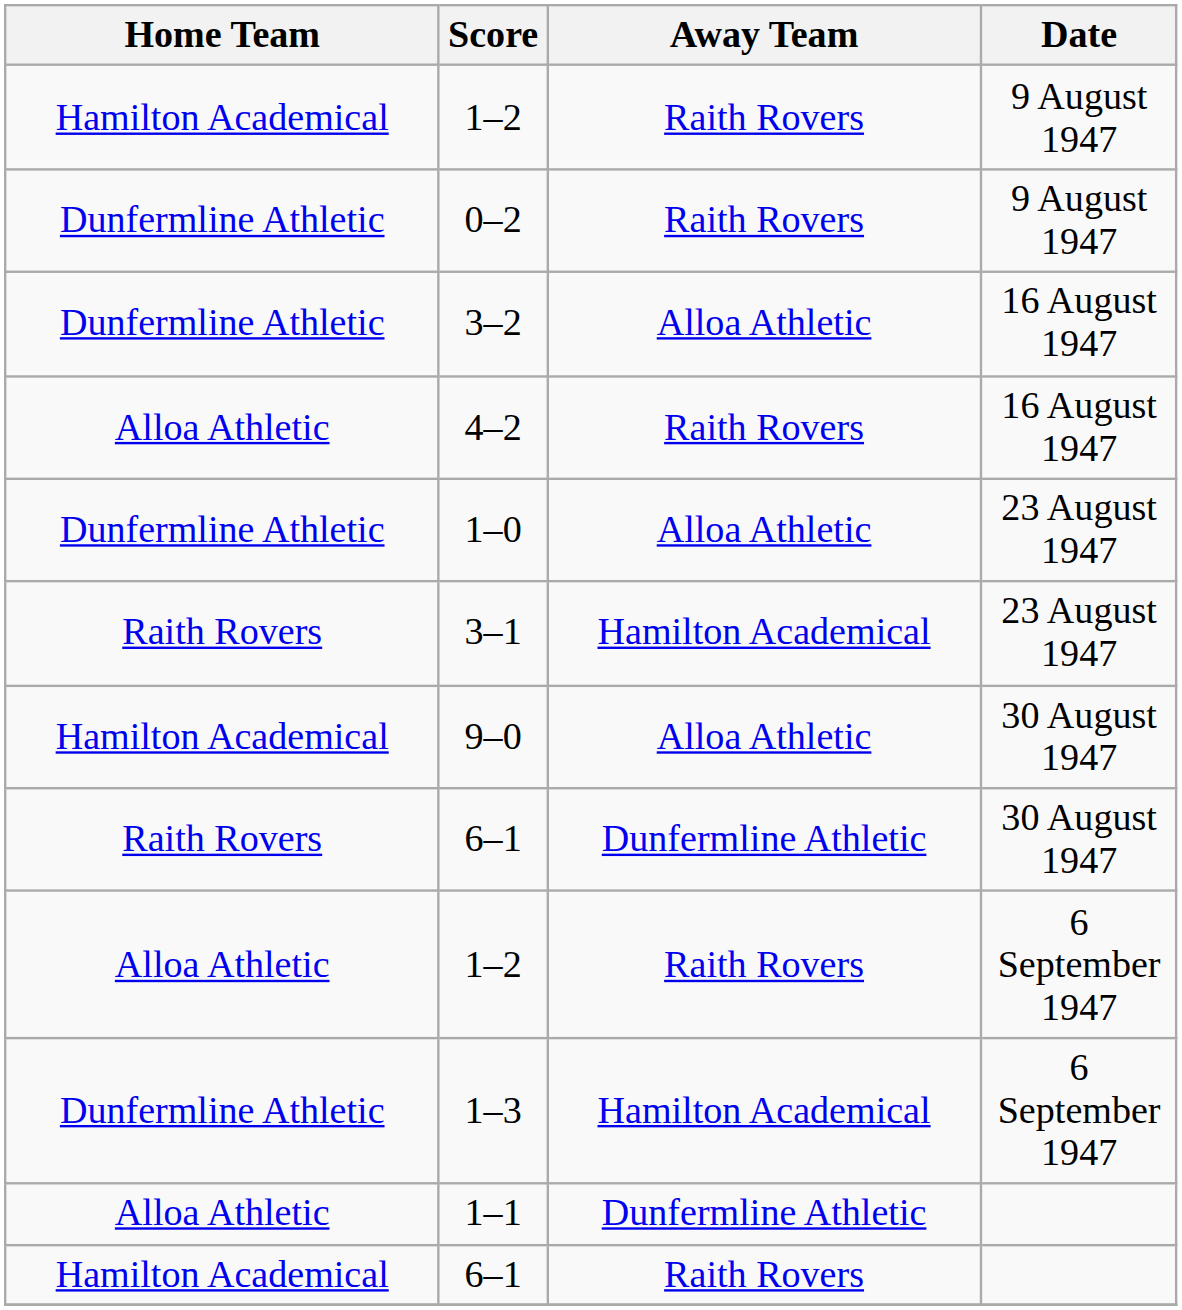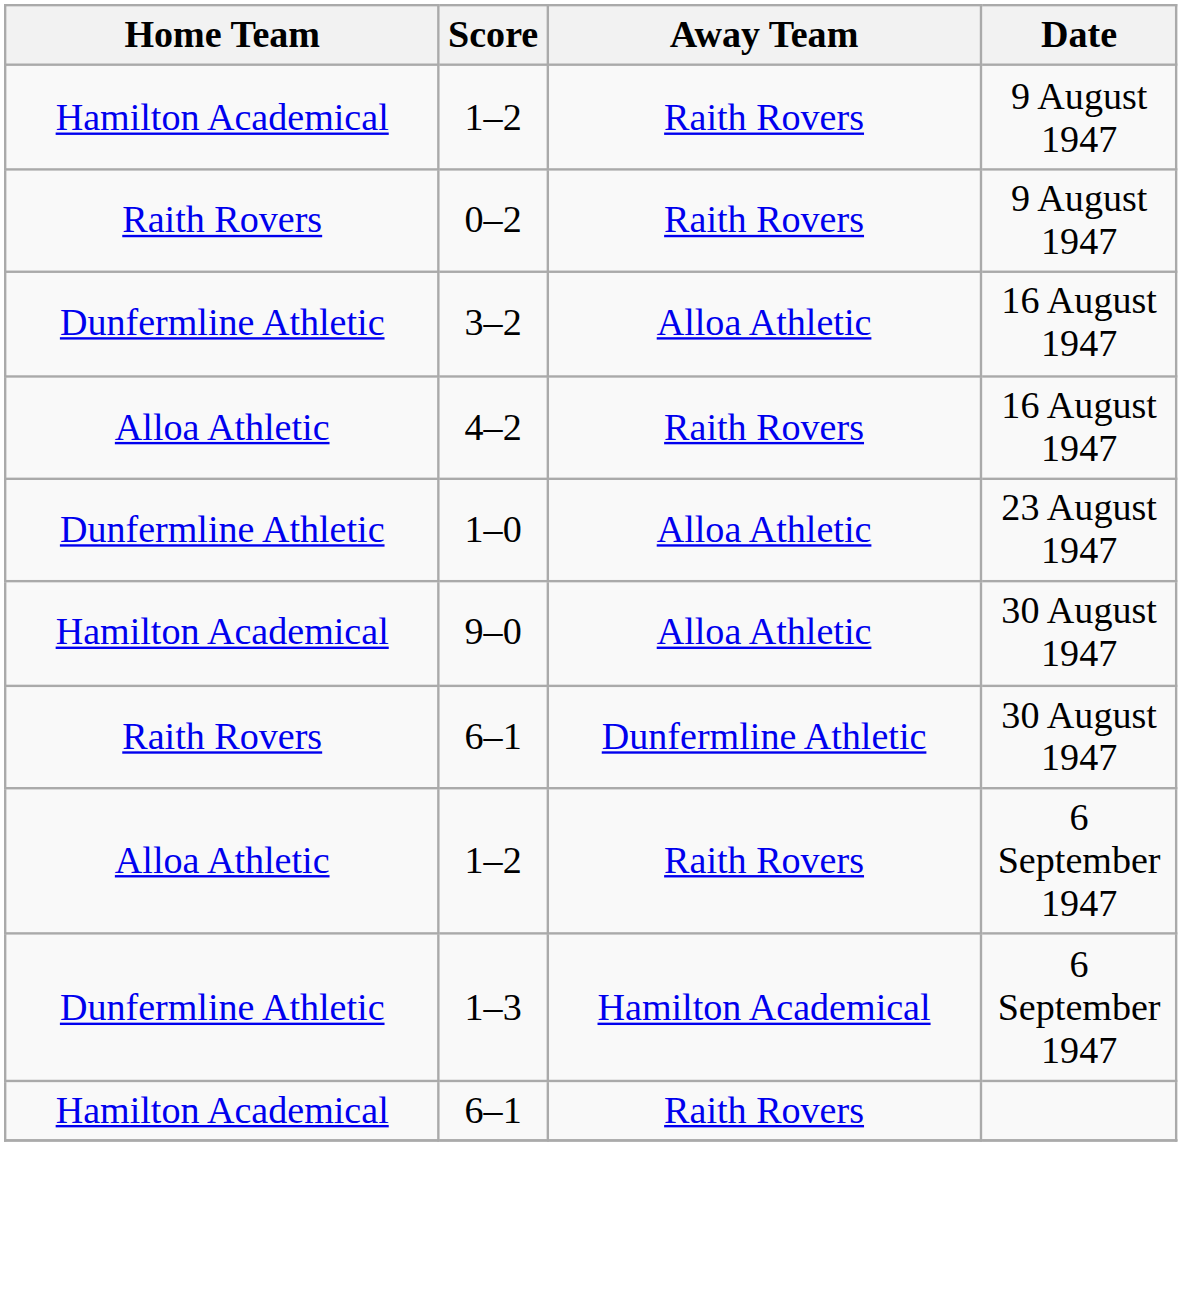(222, 219) Dunfermline Athletic -> (222, 219) Raith Rovers
- row: (493, 632)
- row: (493, 1213)
